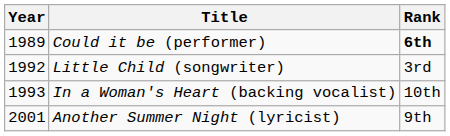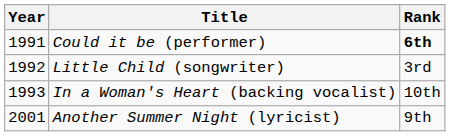(27, 42) 1989 -> (27, 42) 1991
